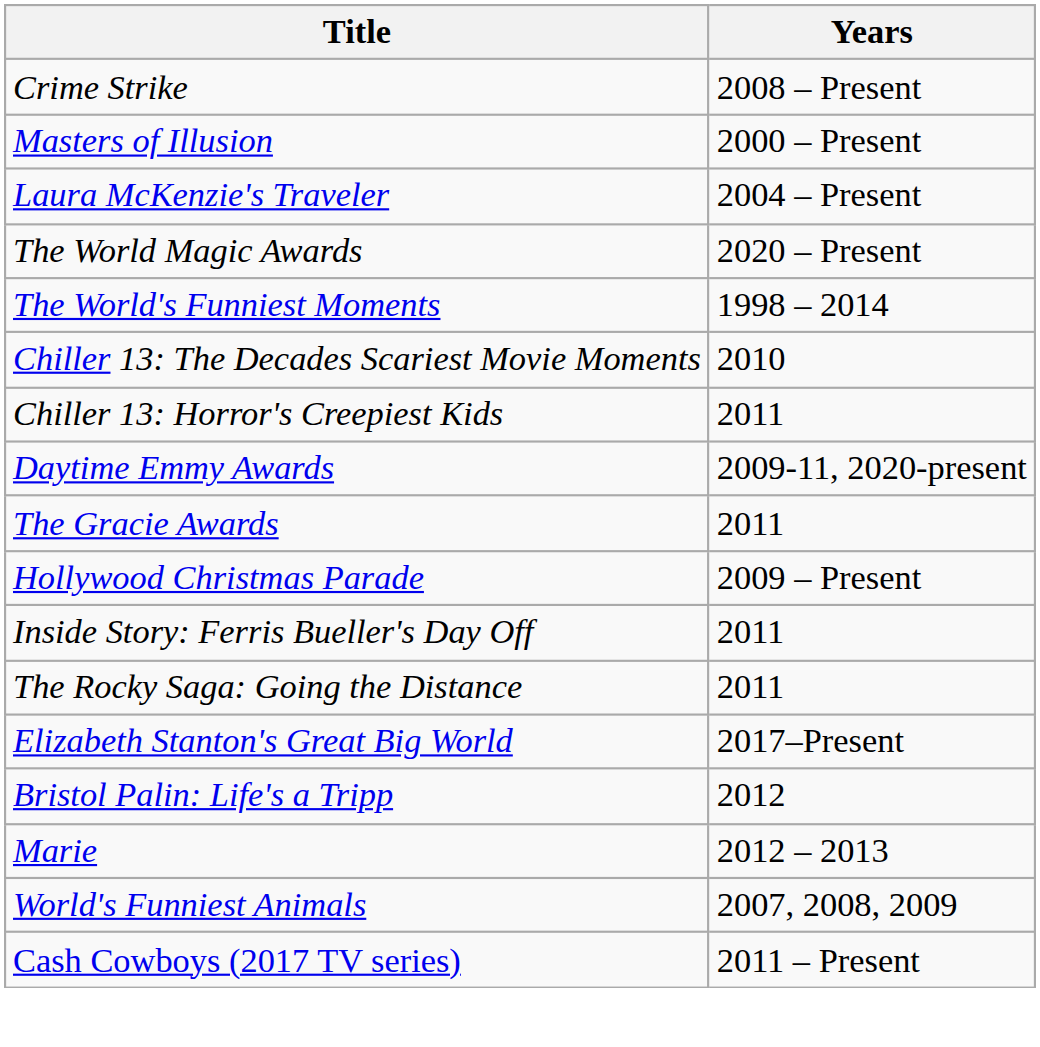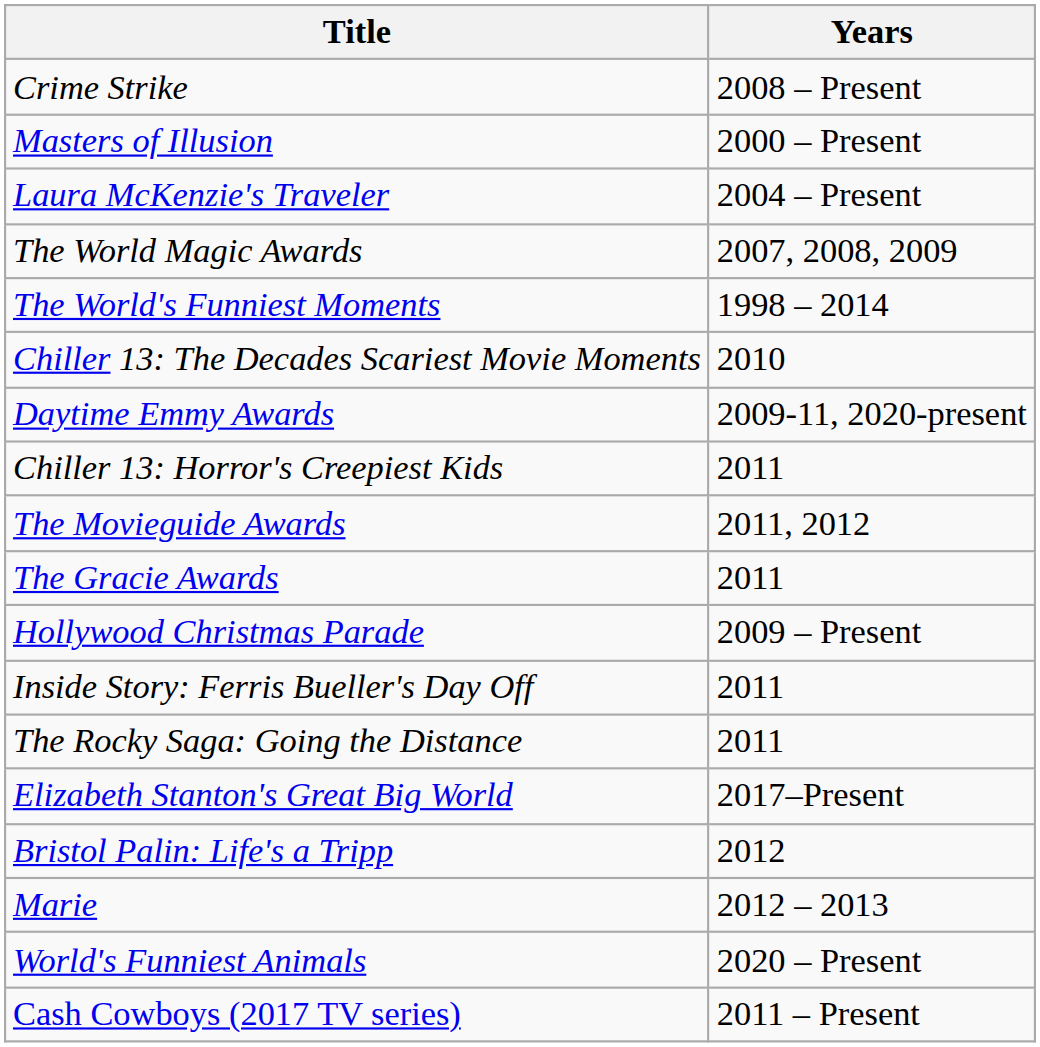(819, 250) 2020 – Present -> (837, 250) 2007, 2008, 2009
rows swapped: (174, 468) <-> (258, 413)
+ row: (179, 522)
(837, 904) 2007, 2008, 2009 -> (819, 959) 2020 – Present
